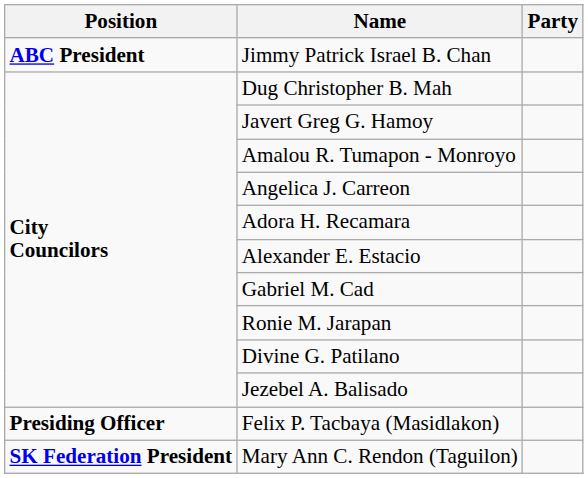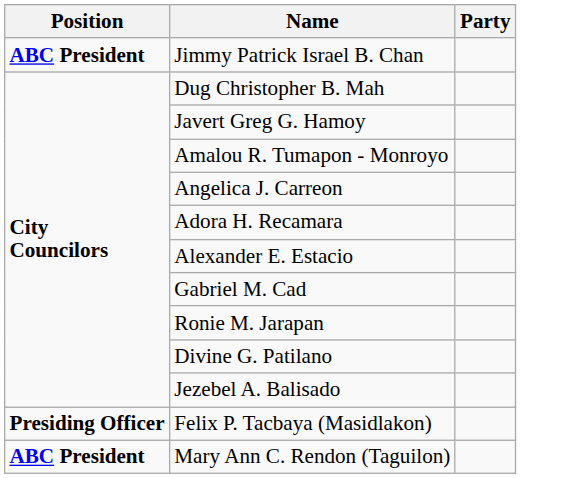(121, 456) SK Federation President -> (77, 456) ABC President
